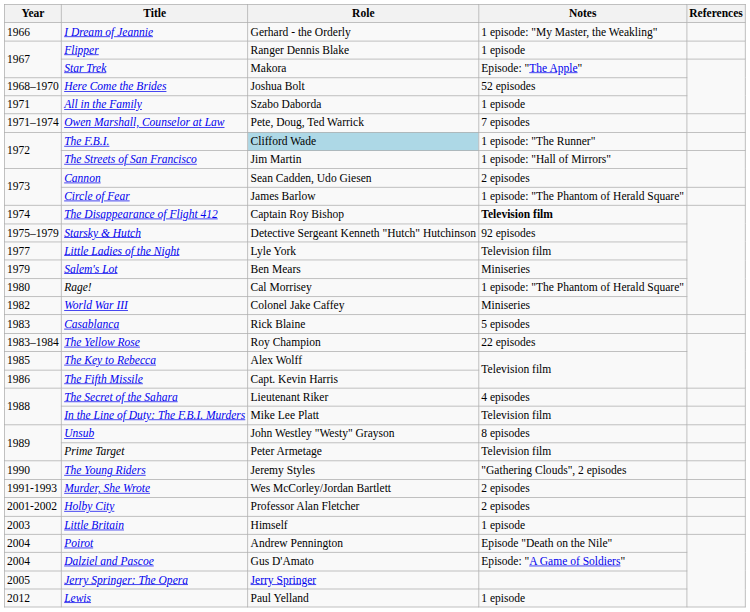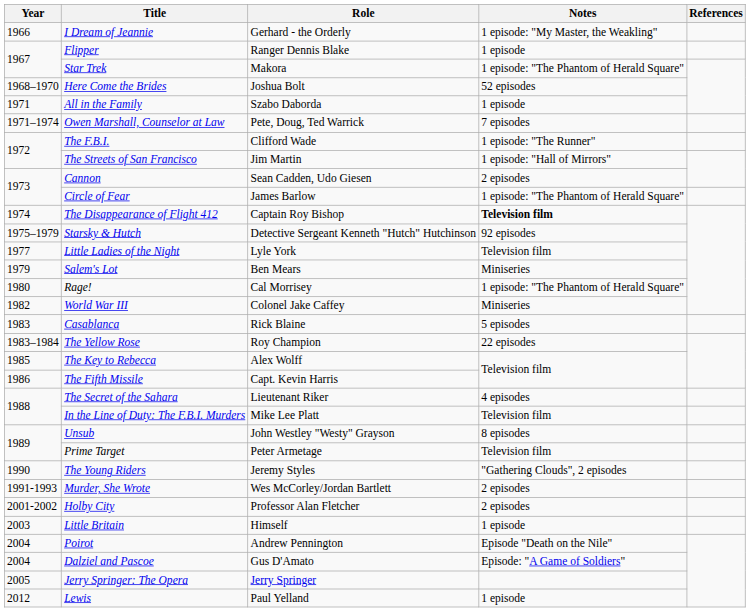(532, 68) Episode: "The Apple" -> (583, 68) 1 episode: "The Phantom of Herald Square"
(283, 141) lightblue background -> (283, 141) no background
